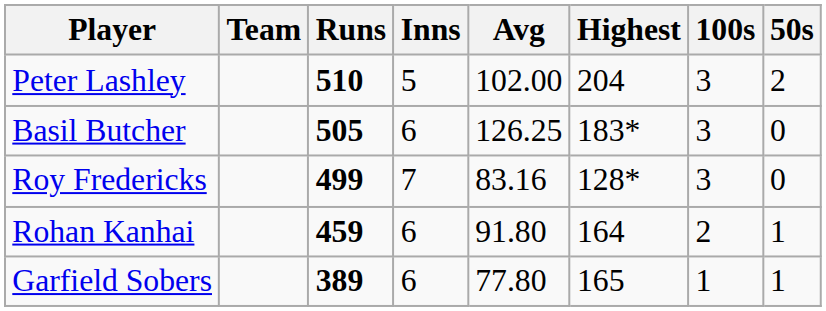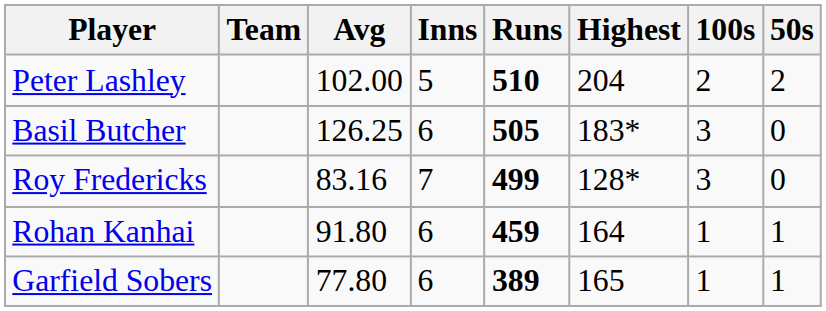columns swapped: (351, 29) <-> (519, 29)
(703, 79) 3 -> (703, 79) 2
(703, 230) 2 -> (703, 230) 1
